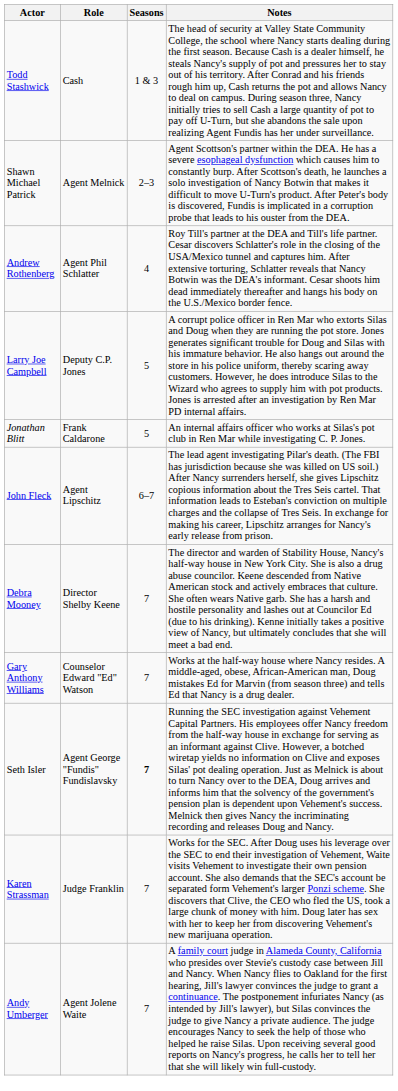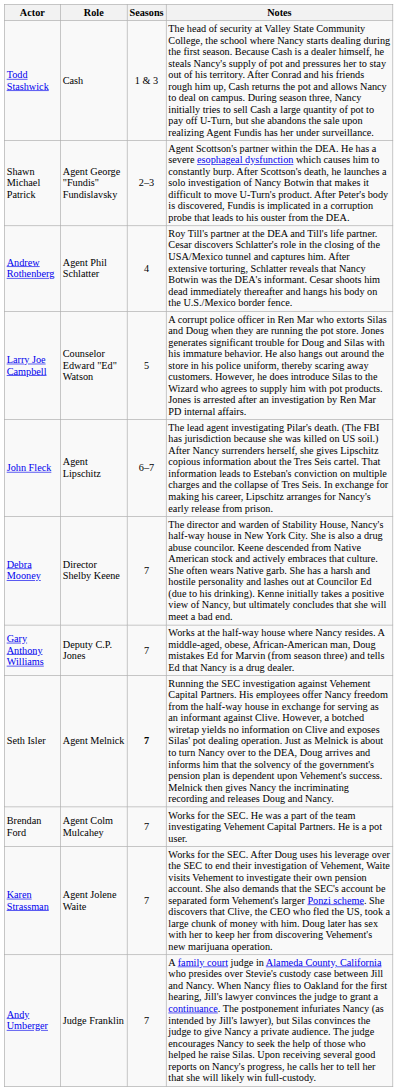(94, 183) Agent Melnick -> (91, 183) Agent George "Fundis" Fundislavsky
(87, 365) Deputy C.P. Jones -> (90, 365) Counselor Edward "Ed" Watson
- row: (26, 433)
(90, 678) Counselor Edward "Ed" Watson -> (87, 650) Deputy C.P. Jones
(91, 769) Agent George "Fundis" Fundislavsky -> (94, 741) Agent Melnick
+ row: (24, 826)
(93, 889) Judge Franklin -> (90, 900) Agent Jolene Waite
(90, 1009) Agent Jolene Waite -> (93, 1020) Judge Franklin
